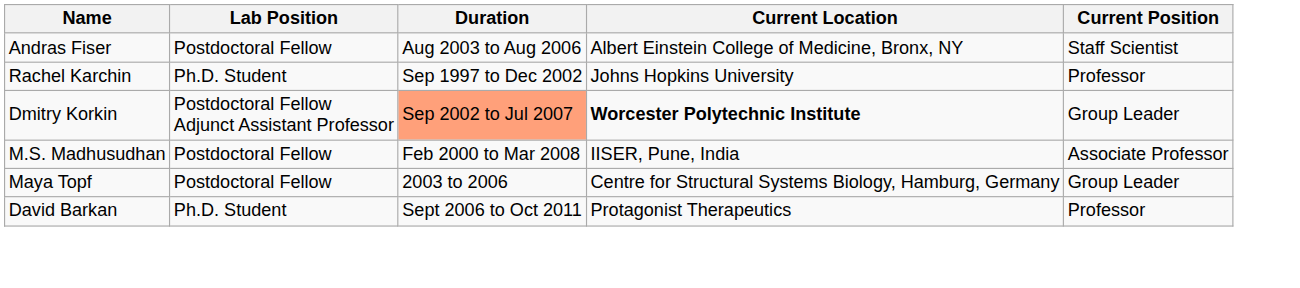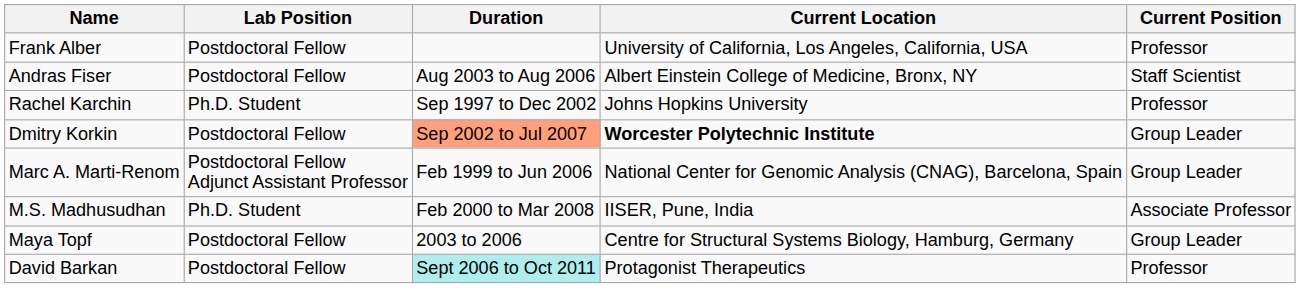+ row: (55, 47)
(284, 115) Postdoctoral Fellow Adjunct Assistant Professor -> (267, 133) Postdoctoral Fellow
+ row: (94, 172)
(253, 153) Postdoctoral Fellow -> (244, 211) Ph.D. Student
(230, 211) Ph.D. Student -> (267, 268) Postdoctoral Fellow
(492, 211) no background -> (506, 268) paleturquoise background
